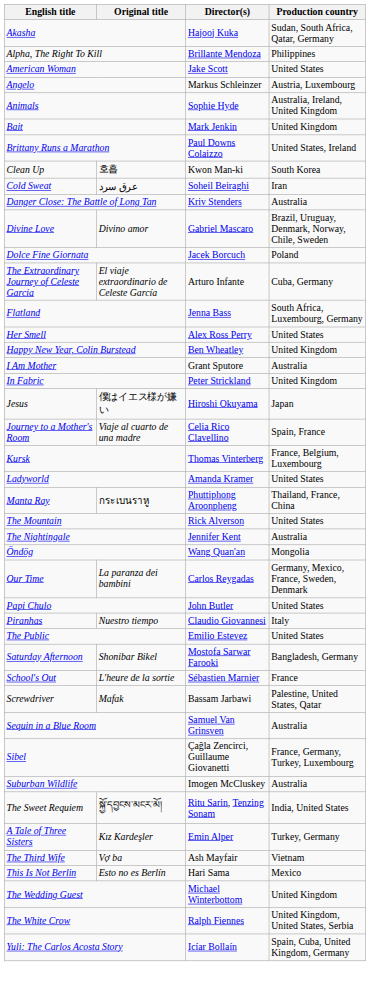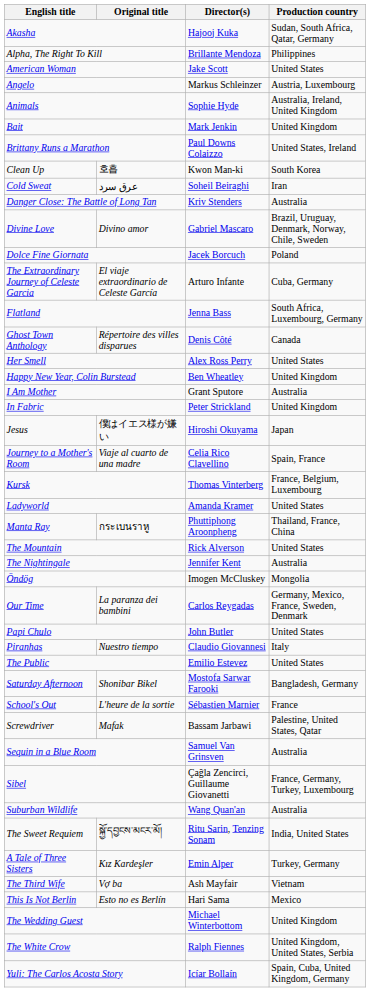+ row: (30, 340)
(216, 552) Wang Quan'an -> (227, 579) Imogen McCluskey
(227, 784) Imogen McCluskey -> (216, 810) Wang Quan'an
